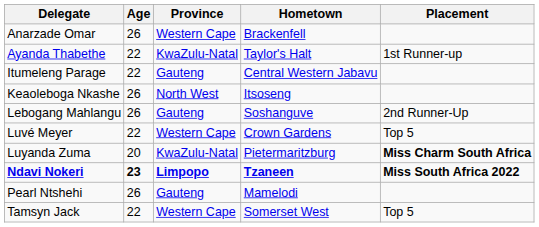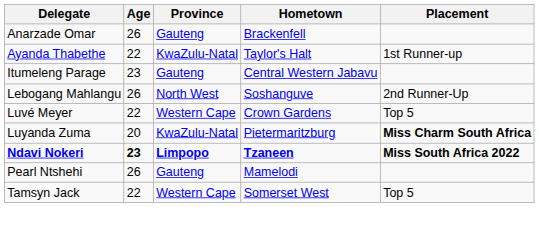(196, 34) Western Cape -> (180, 34) Gauteng
(134, 73) 22 -> (134, 73) 23
- row: (63, 93)
(180, 113) Gauteng -> (187, 93) North West
